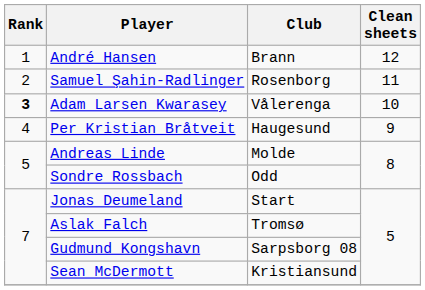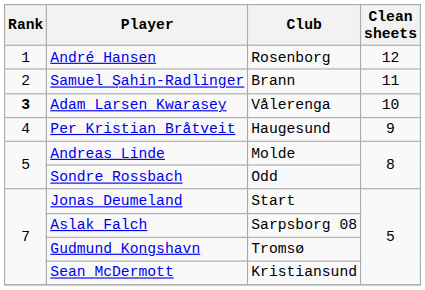(273, 57) Brann -> (291, 57) Rosenborg
(291, 81) Rosenborg -> (273, 81) Brann
(278, 225) Tromsø -> (304, 225) Sarpsborg 08
(304, 249) Sarpsborg 08 -> (278, 249) Tromsø
